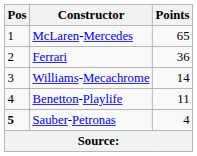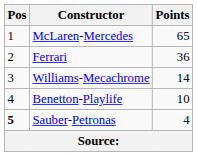(183, 99) 11 -> (183, 99) 10
